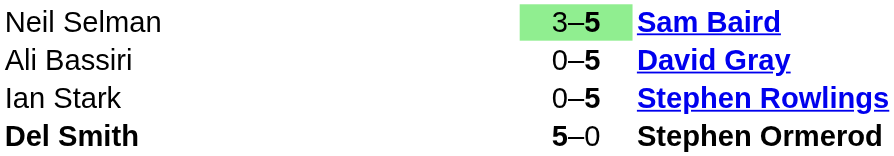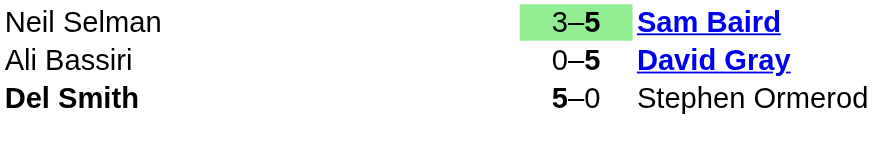- row: (63, 98)
(760, 136) bold -> (753, 98) normal
